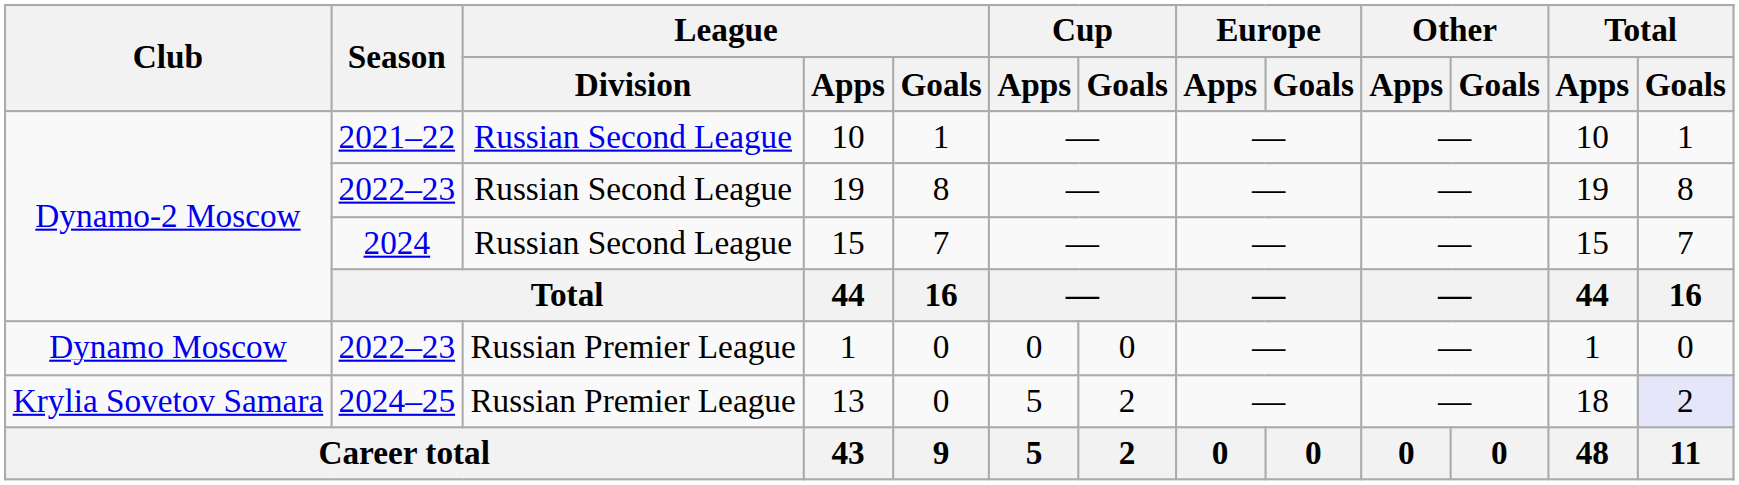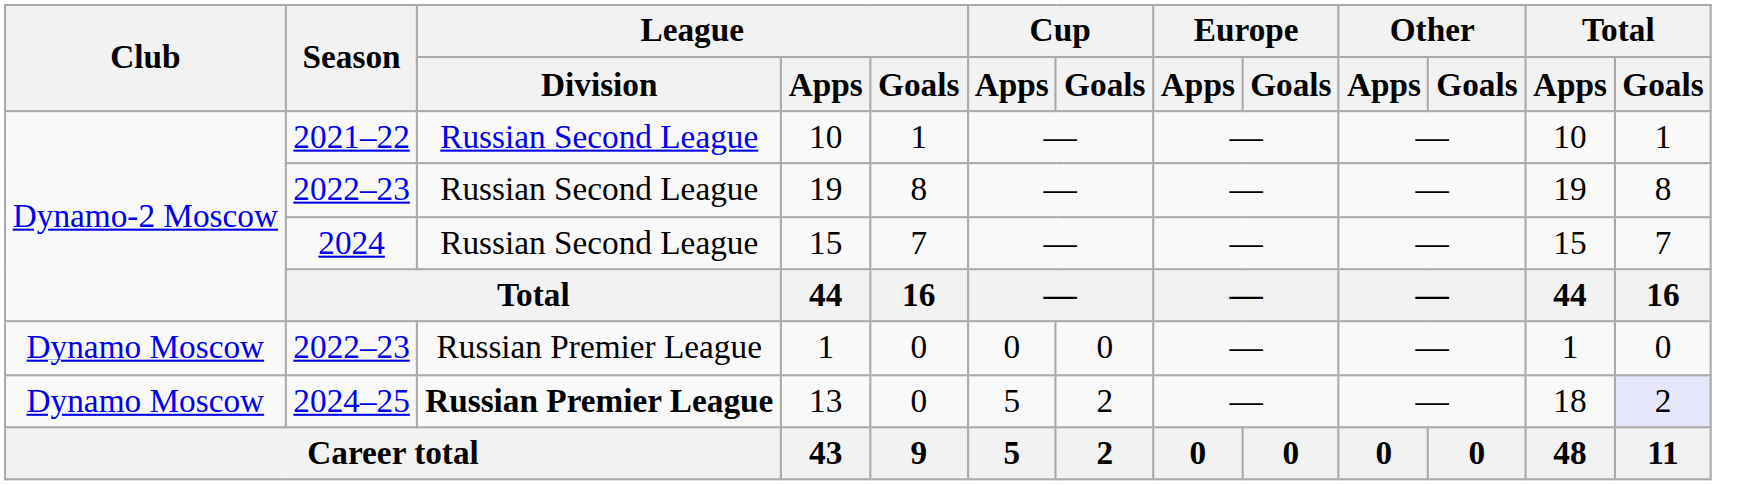(168, 400) Krylia Sovetov Samara -> (145, 400) Dynamo Moscow
(633, 400) normal -> (599, 400) bold
